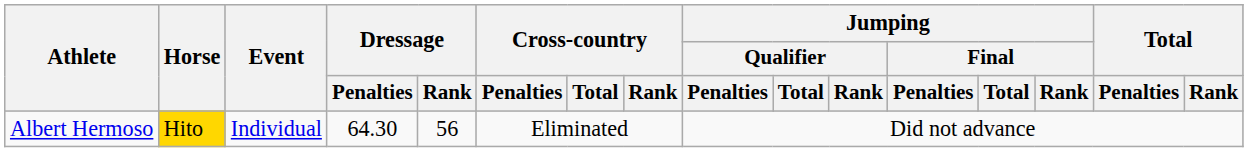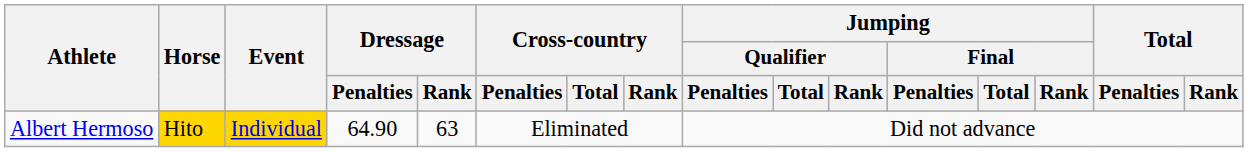(276, 128) no background -> (276, 128) gold background
(372, 128) 64.30 -> (372, 128) 64.90
(447, 128) 56 -> (447, 128) 63
